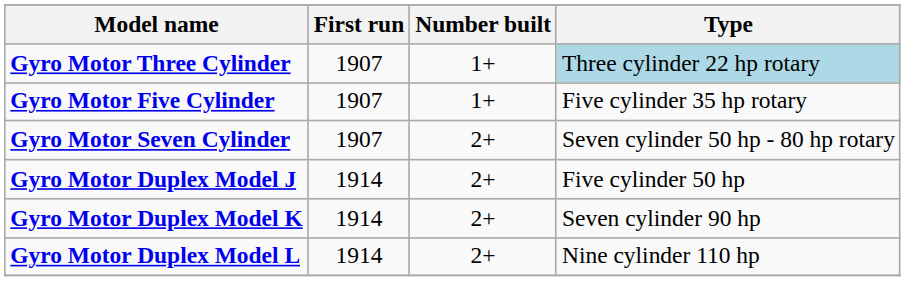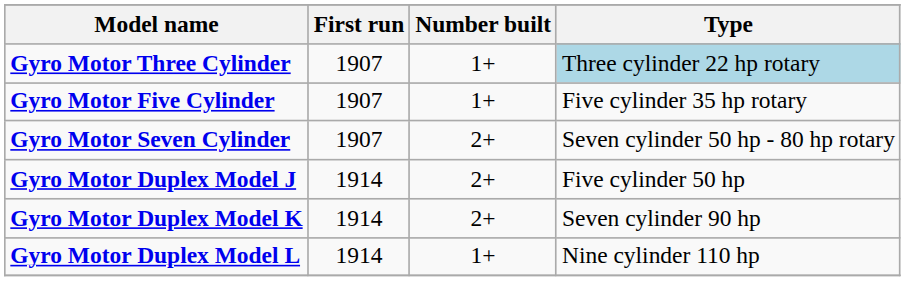(483, 256) 2+ -> (483, 256) 1+
